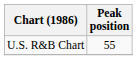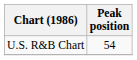(109, 45) 55 -> (109, 45) 54
